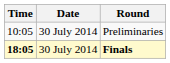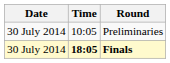columns swapped: (68, 13) <-> (20, 13)
